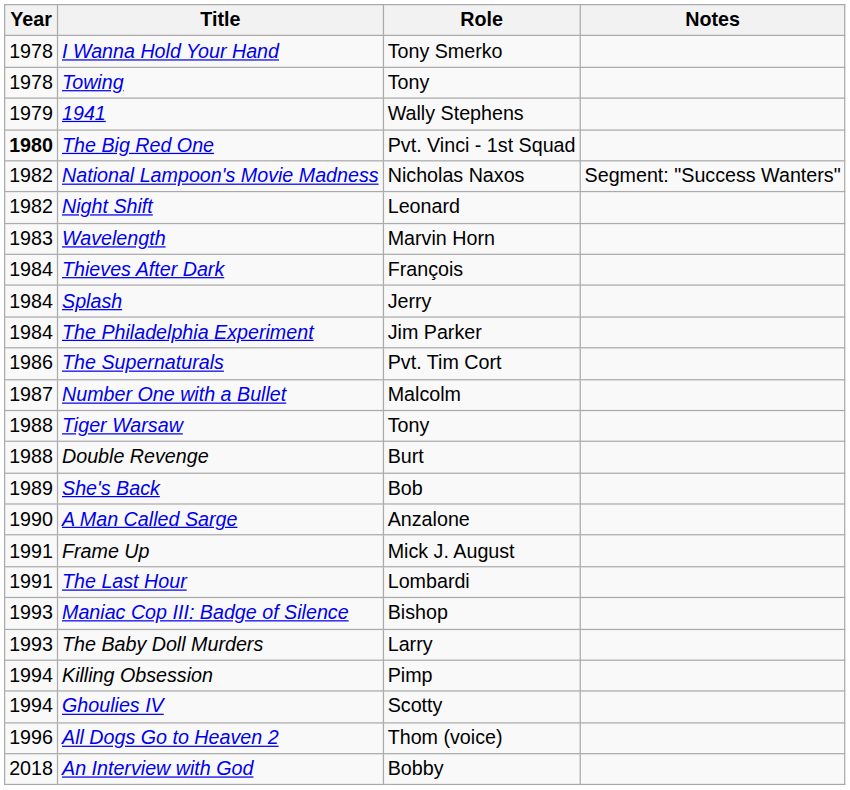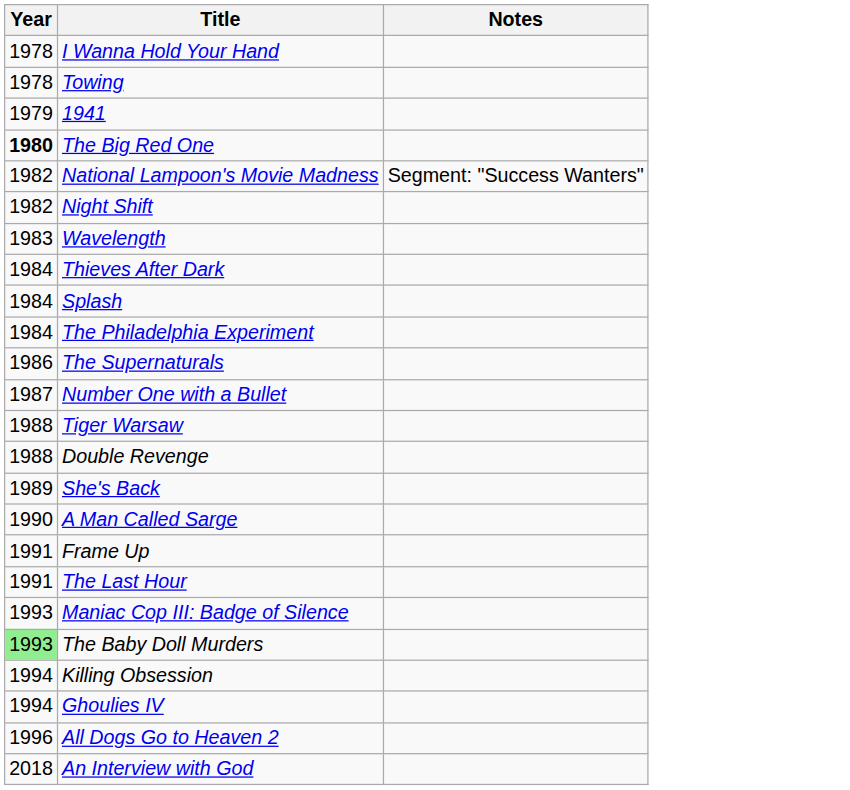- column: (482, 20)
(31, 644) no background -> (31, 644) lightgreen background
